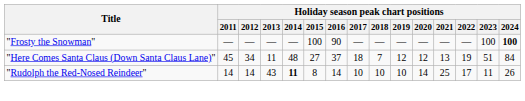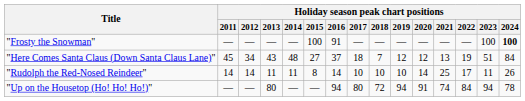(336, 42) 90 -> (336, 42) 91
(271, 57) 11 -> (271, 57) 43
(271, 73) 43 -> (271, 73) 11
(293, 73) bold -> (293, 73) normal
+ row: (79, 88)
